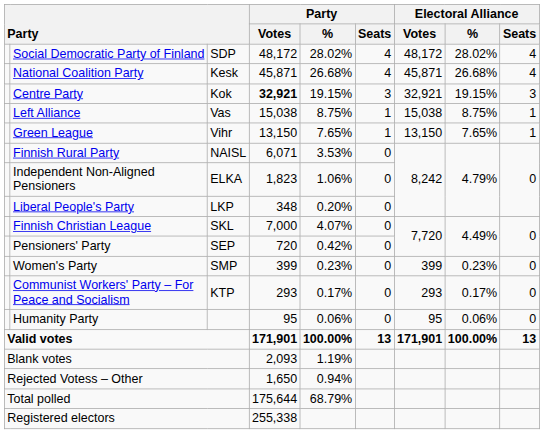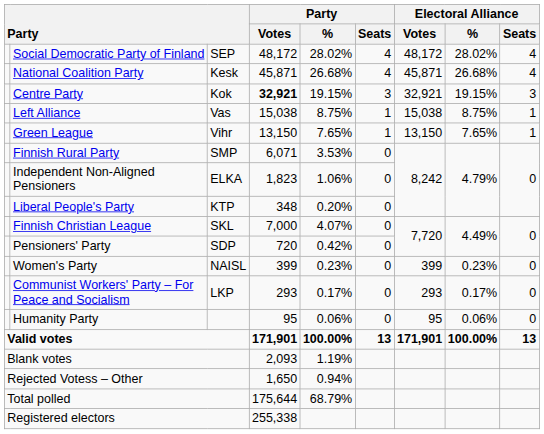(223, 53) SDP -> (223, 53) SEP
(228, 152) NAISL -> (224, 152) SMP
(222, 206) LKP -> (222, 206) KTP
(223, 246) SEP -> (223, 246) SDP
(224, 265) SMP -> (228, 265) NAISL
(222, 292) KTP -> (222, 292) LKP
